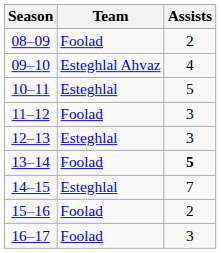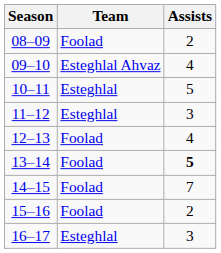(82, 114) Foolad -> (89, 114) Esteghlal
(89, 138) Esteghlal -> (82, 138) Foolad
(190, 138) 3 -> (190, 138) 4
(89, 187) Esteghlal -> (82, 187) Foolad
(82, 235) Foolad -> (89, 235) Esteghlal
